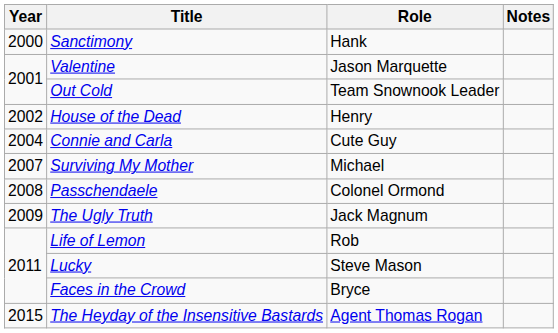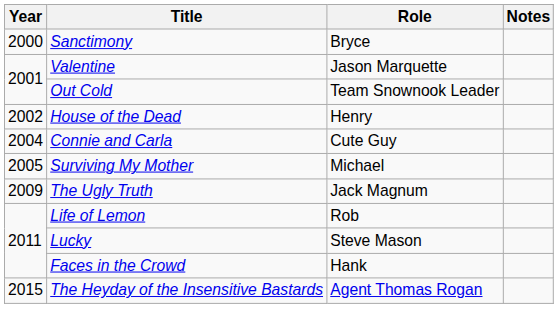(349, 41) Hank -> (350, 41) Bryce
(26, 166) 2007 -> (26, 166) 2005
- row: (104, 191)
(350, 290) Bryce -> (349, 265) Hank
